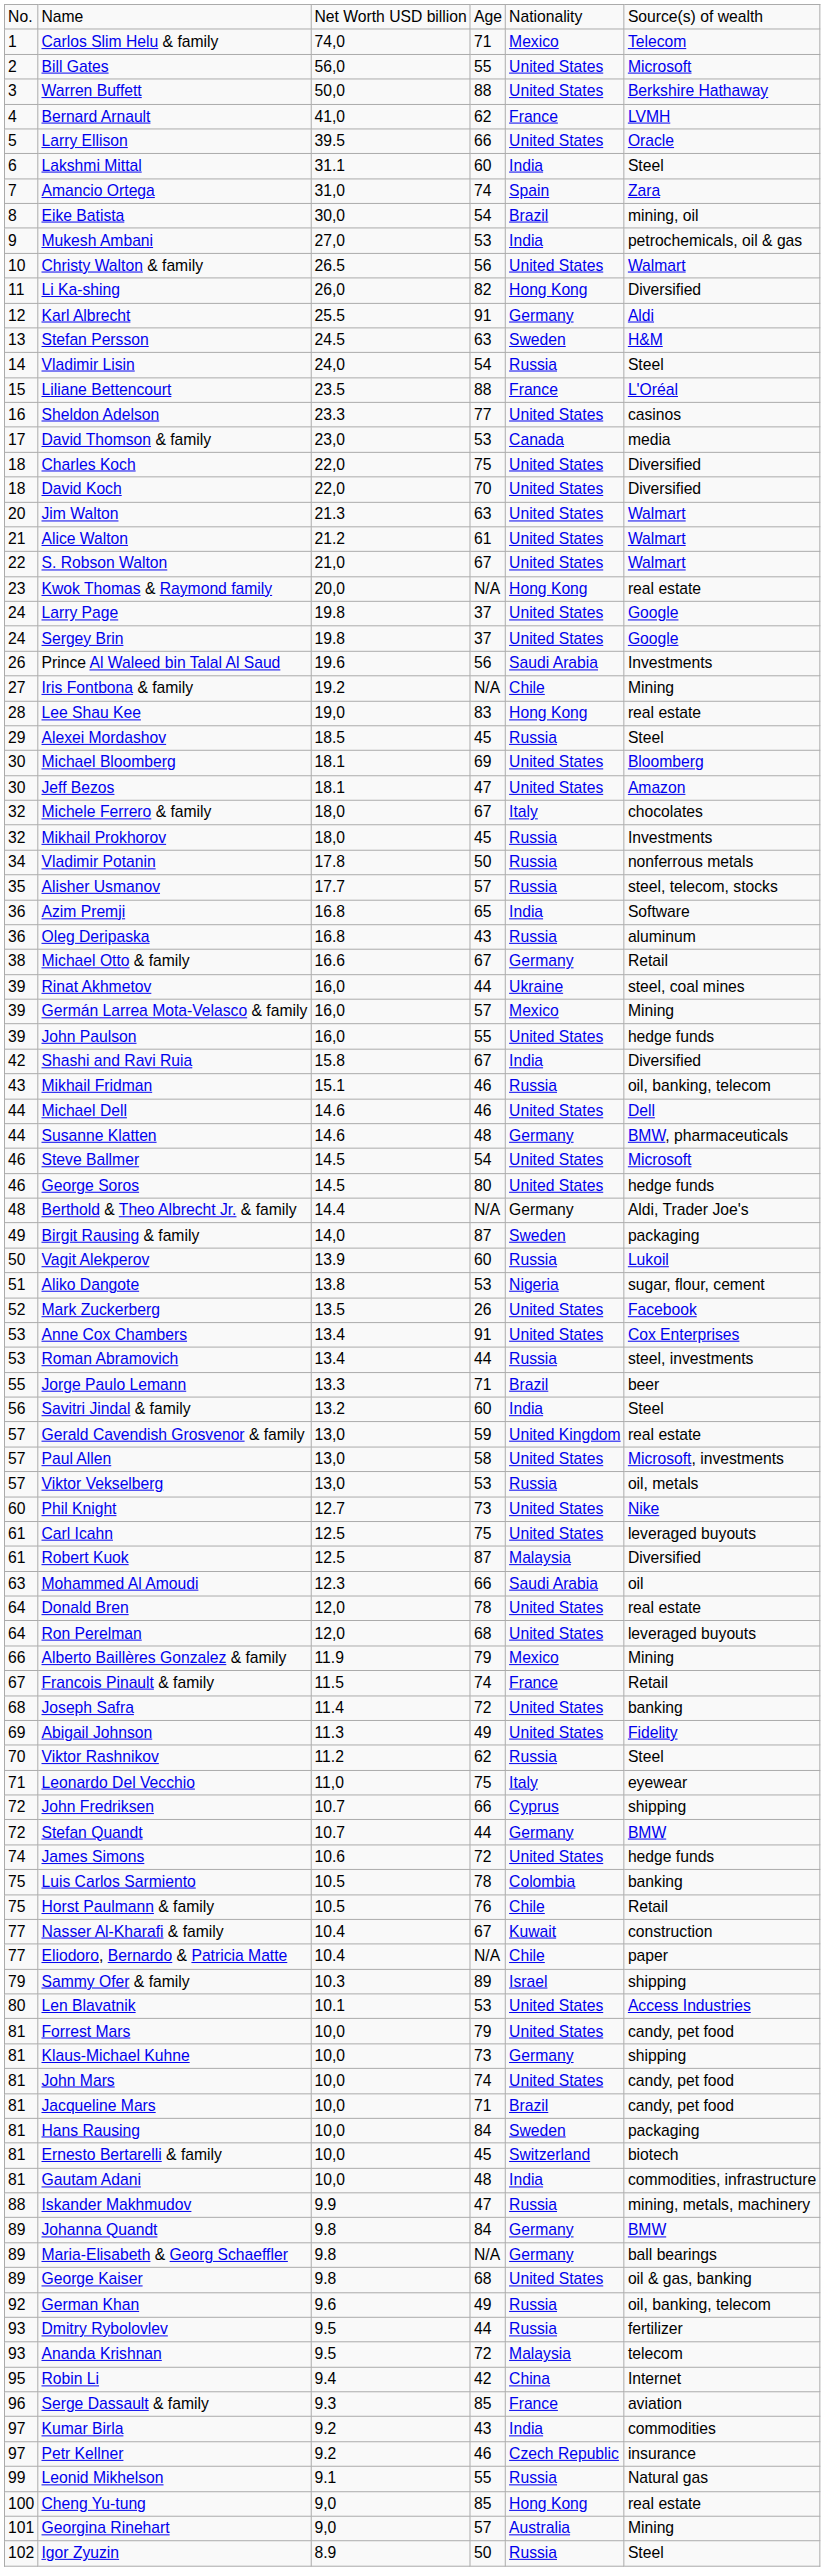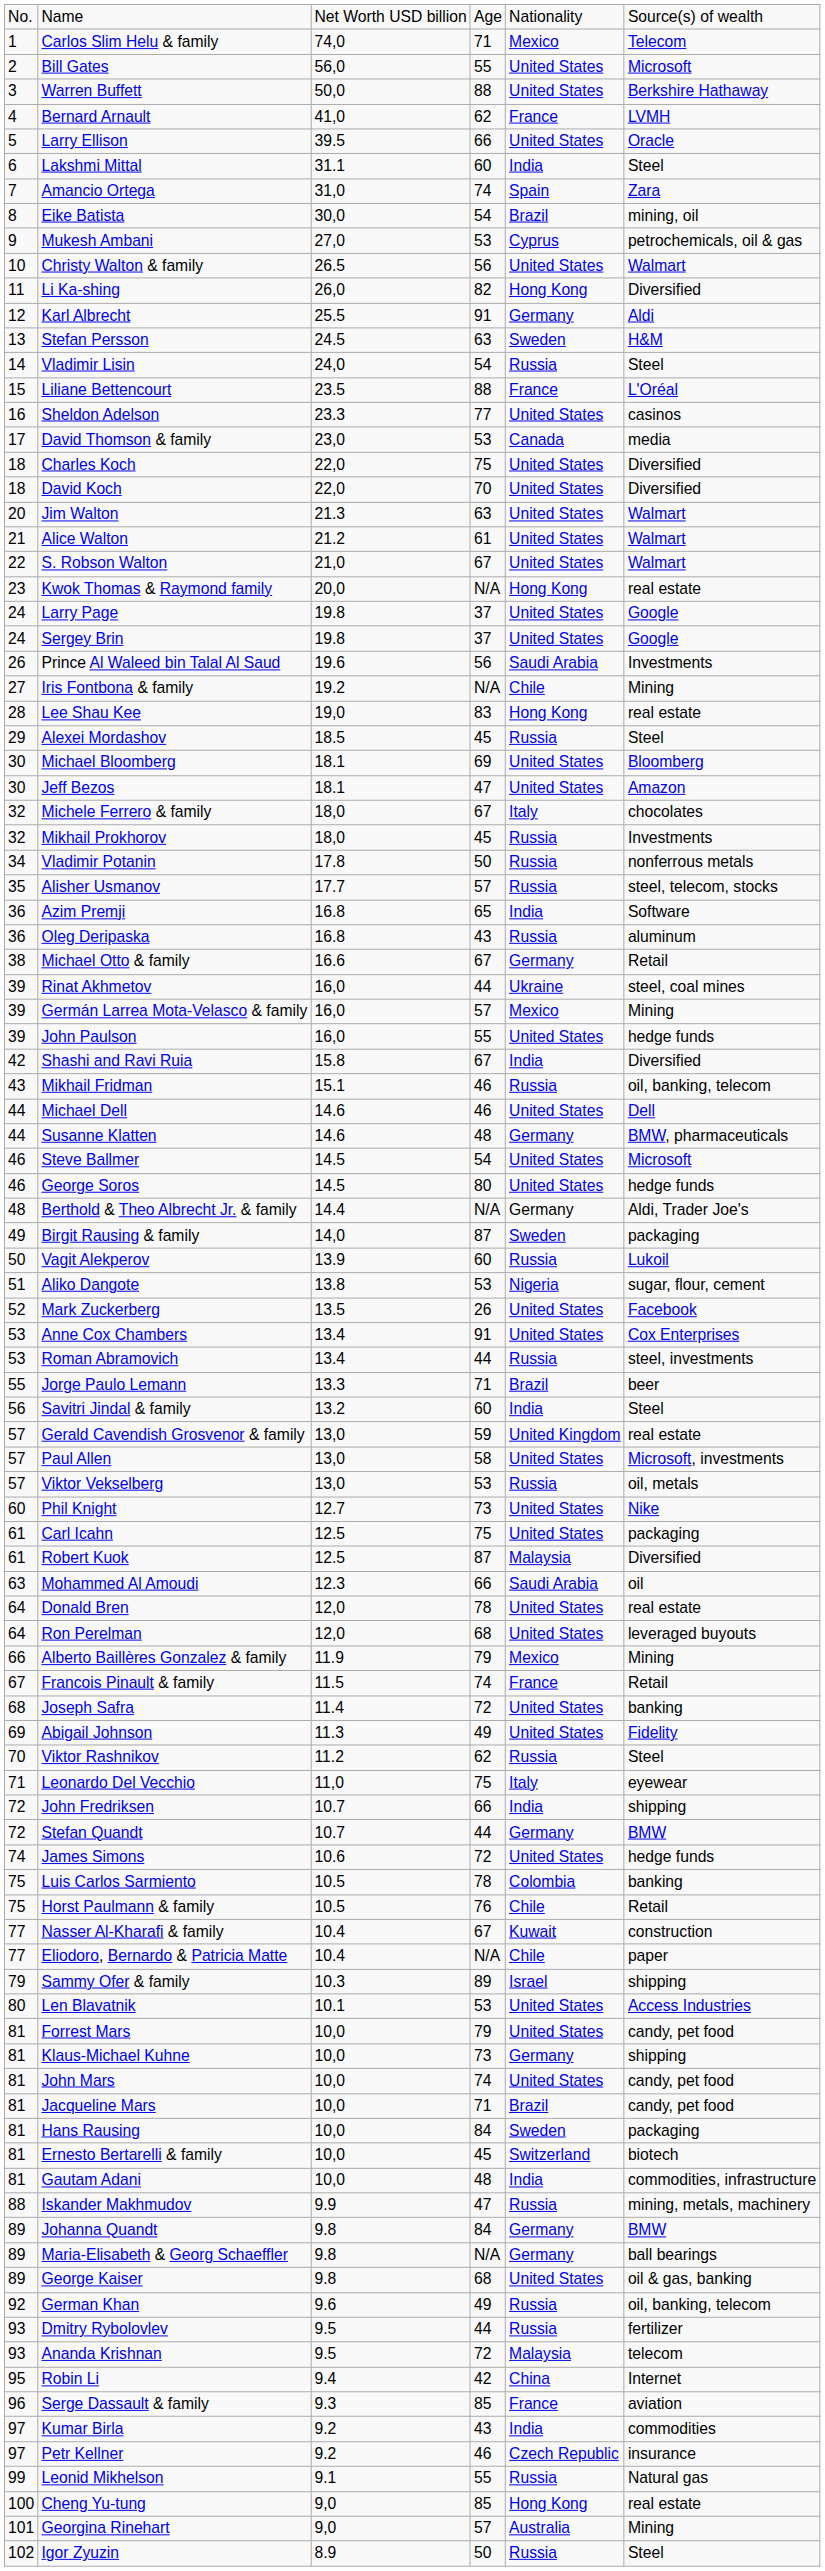(526, 240) India -> (534, 240) Cyprus
(692, 1533) leveraged buyouts -> (664, 1533) packaging
(534, 1807) Cyprus -> (526, 1807) India
